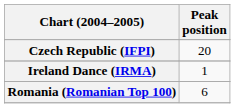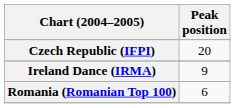(205, 71) 1 -> (205, 71) 9
